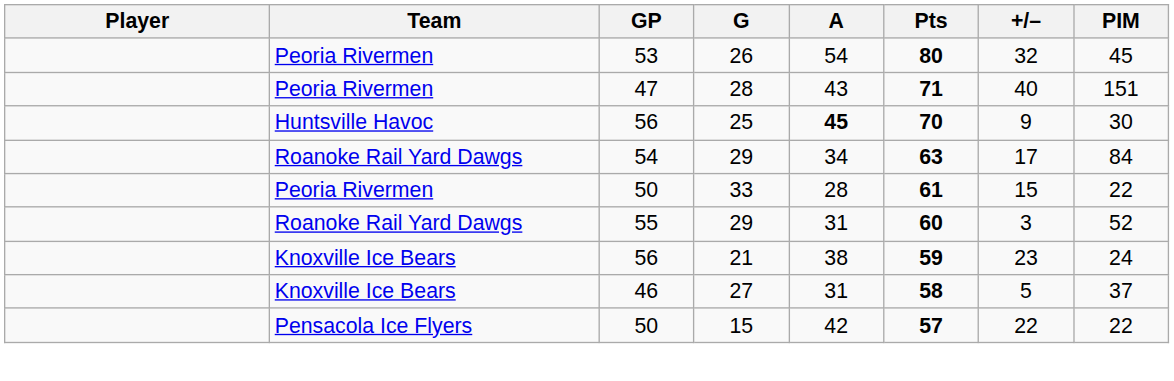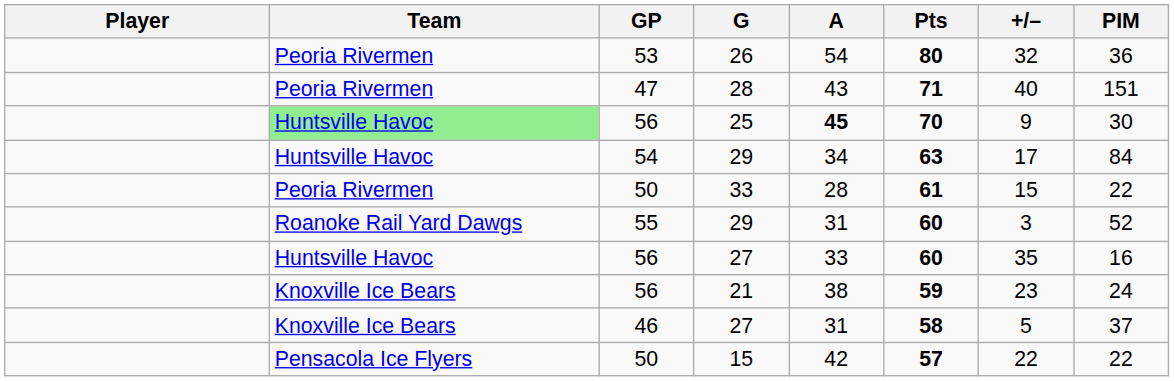(1121, 55) 45 -> (1121, 55) 36
(354, 122) no background -> (354, 122) lightgreen background
(399, 156) Roanoke Rail Yard Dawgs -> (354, 156) Huntsville Havoc
+ row: (646, 257)
